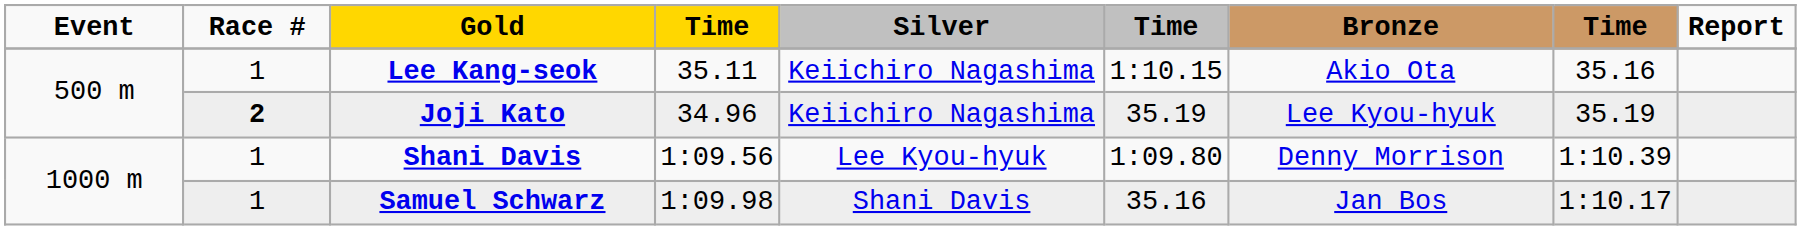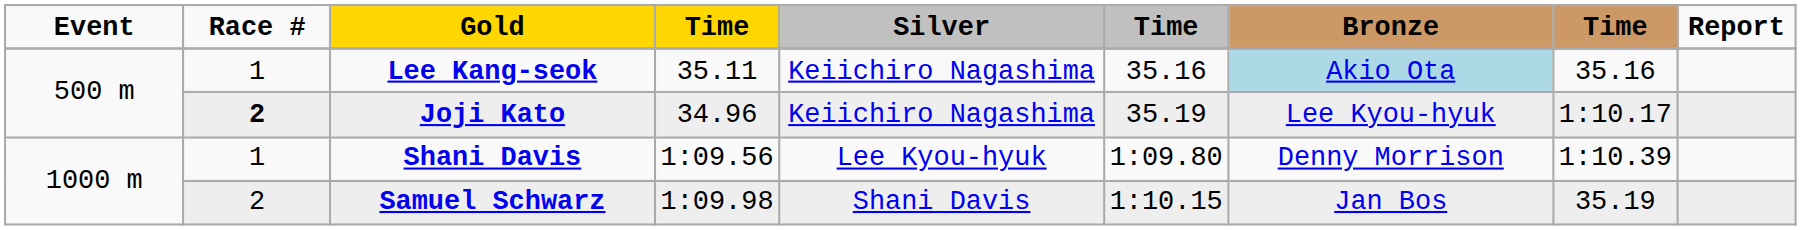(1166, 71) 1:10.15 -> (1166, 71) 35.16
(1391, 71) no background -> (1391, 71) lightblue background
(1615, 115) 35.19 -> (1615, 115) 1:10.17
(257, 202) 1 -> (257, 202) 2
(1166, 202) 35.16 -> (1166, 202) 1:10.15
(1615, 202) 1:10.17 -> (1615, 202) 35.19
